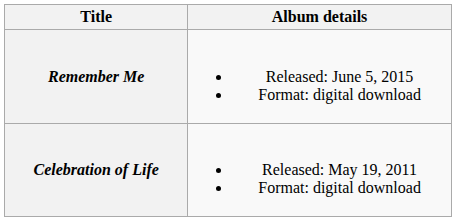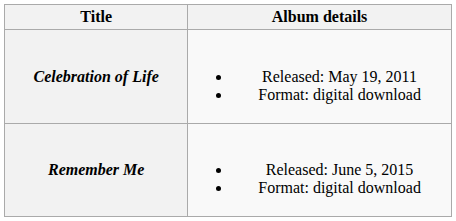rows swapped: (96, 169) <-> (96, 76)
